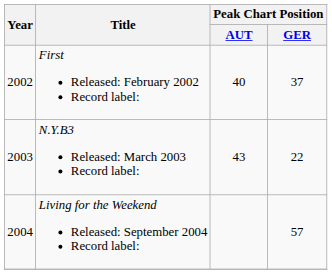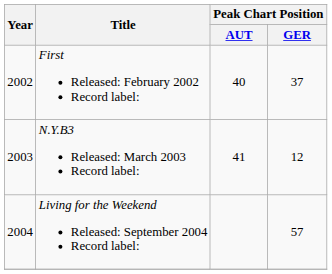(239, 157) 43 -> (239, 157) 41
(297, 157) 22 -> (297, 157) 12
